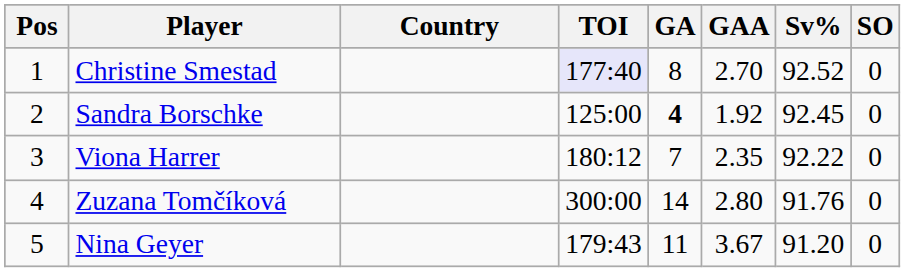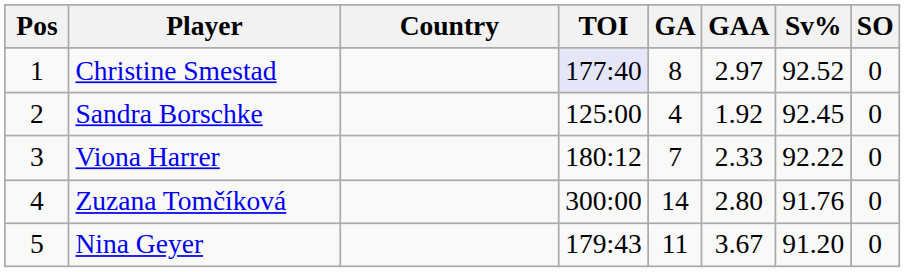(739, 69) 2.70 -> (739, 69) 2.97
(675, 113) bold -> (675, 113) normal
(739, 157) 2.35 -> (739, 157) 2.33
